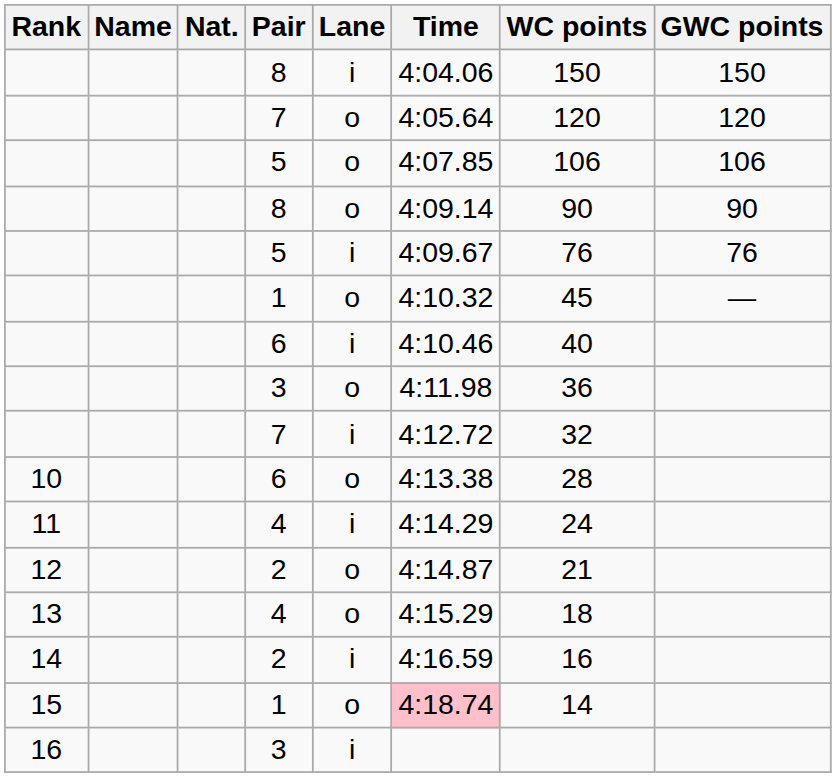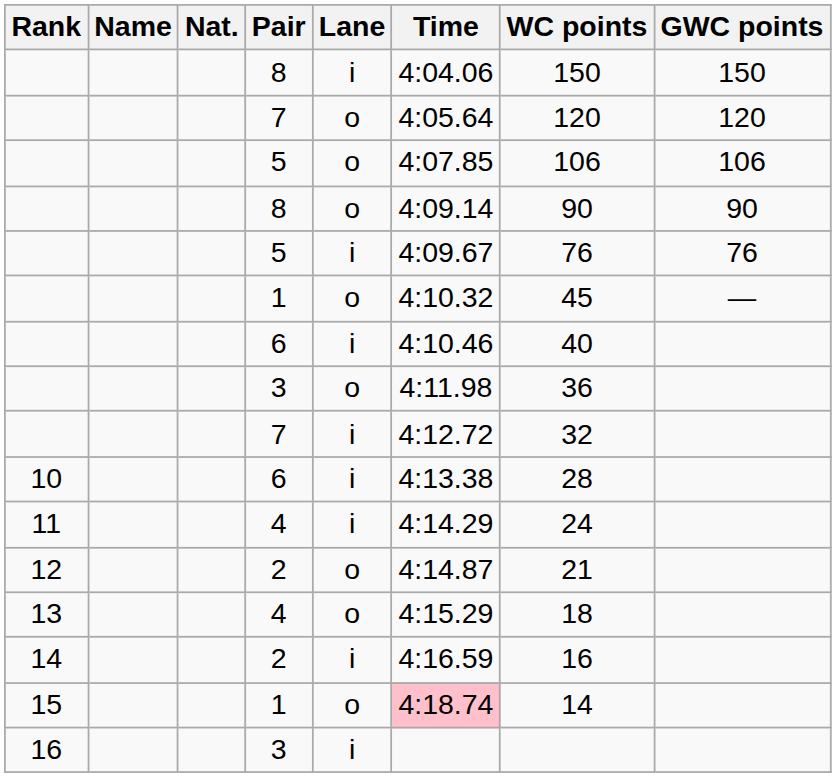(352, 478) o -> (352, 478) i
